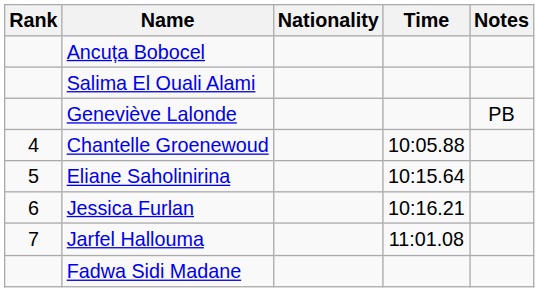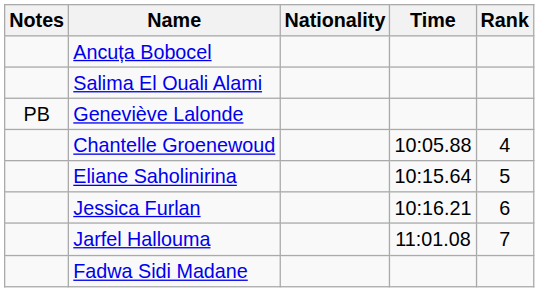columns swapped: (33, 20) <-> (501, 20)
